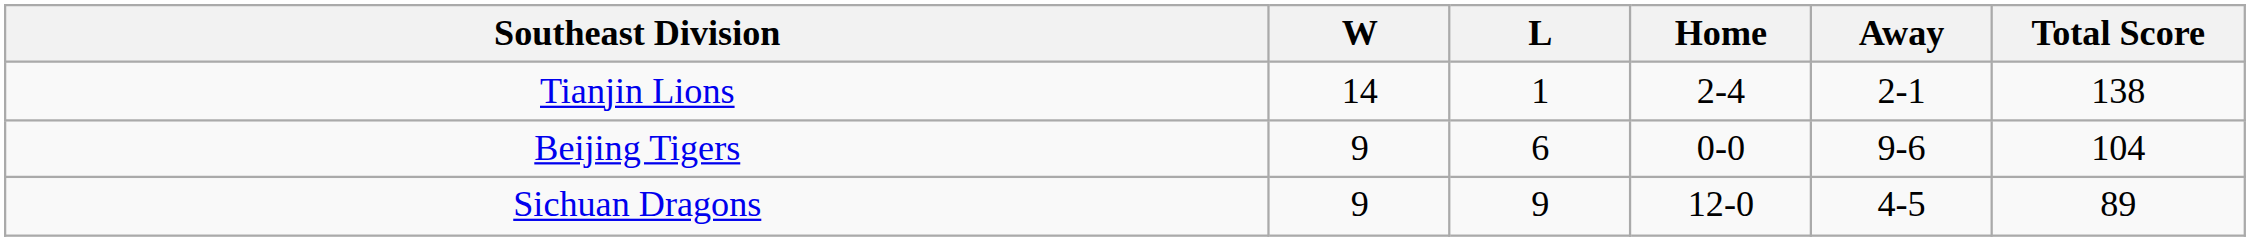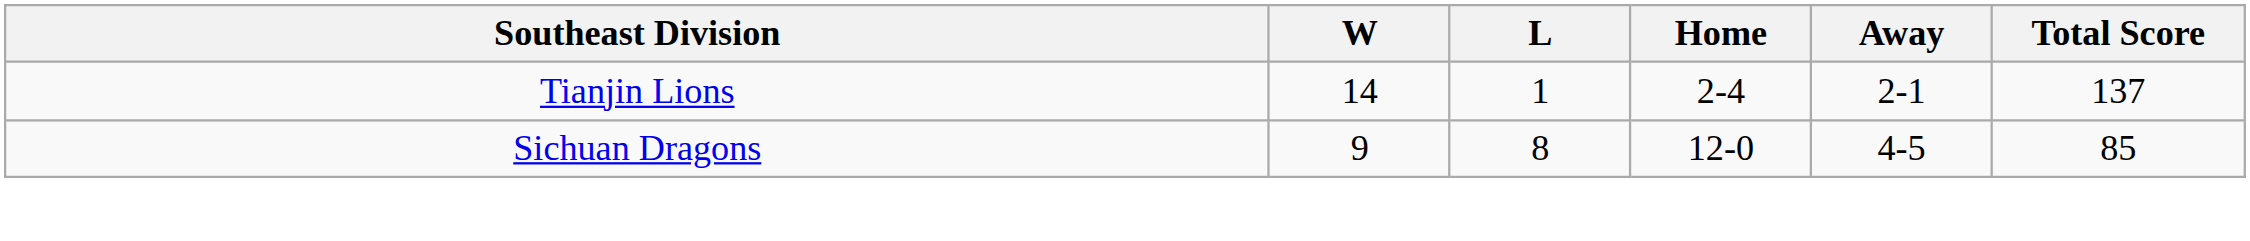(2118, 90) 138 -> (2118, 90) 137
- row: (637, 147)
(1540, 205) 9 -> (1540, 147) 8
(2118, 205) 89 -> (2118, 147) 85
